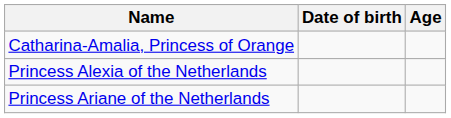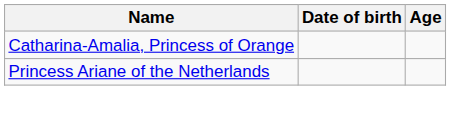- row: (138, 71)
